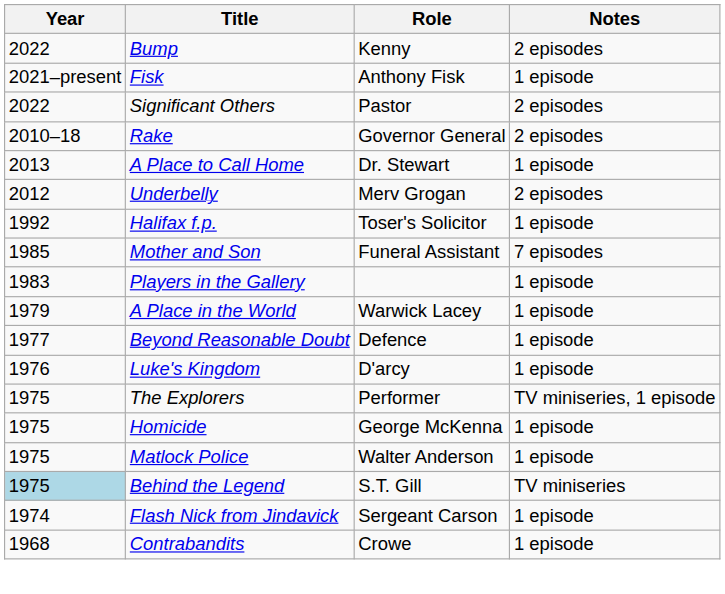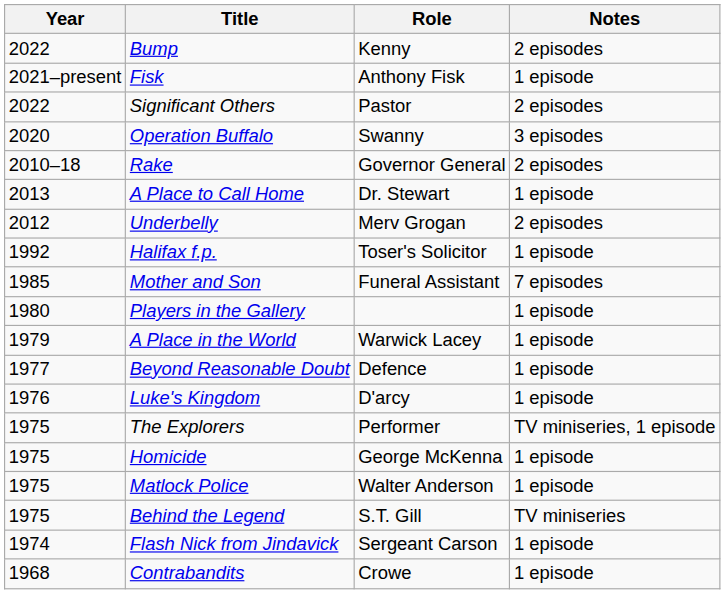+ row: (201, 135)
(29, 281) 1983 -> (29, 310) 1980
(29, 485) lightblue background -> (29, 515) no background
